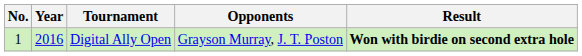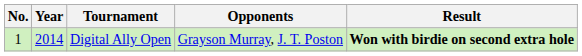(49, 39) 2016 -> (49, 39) 2014
